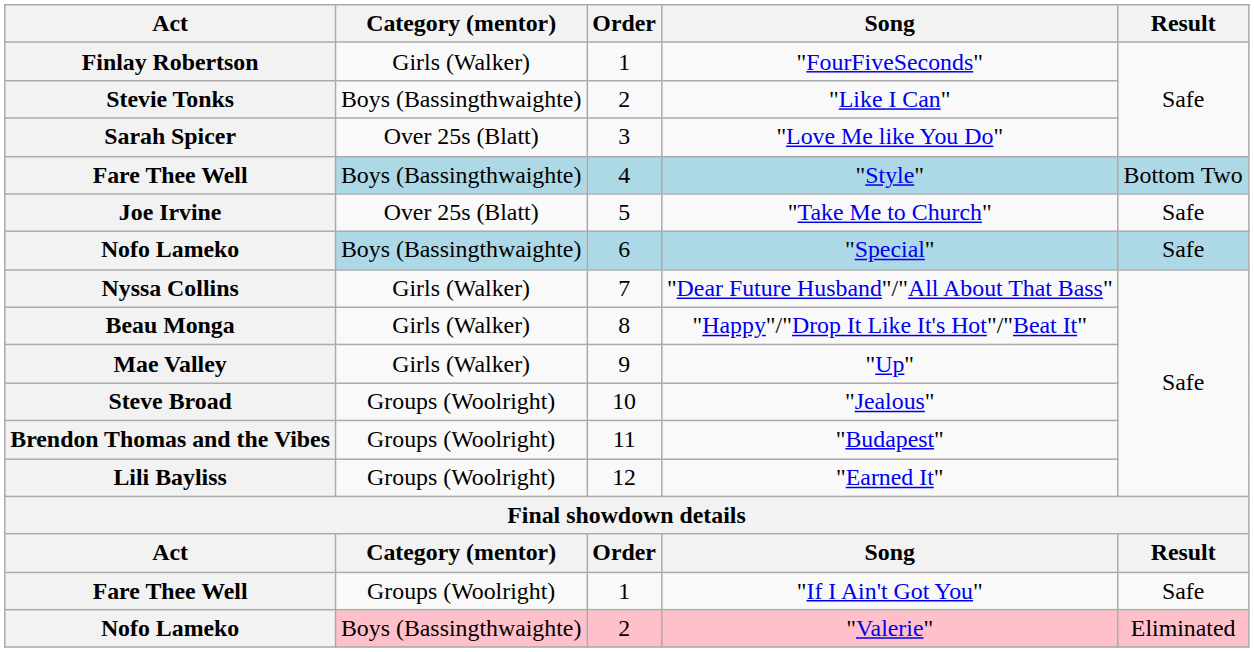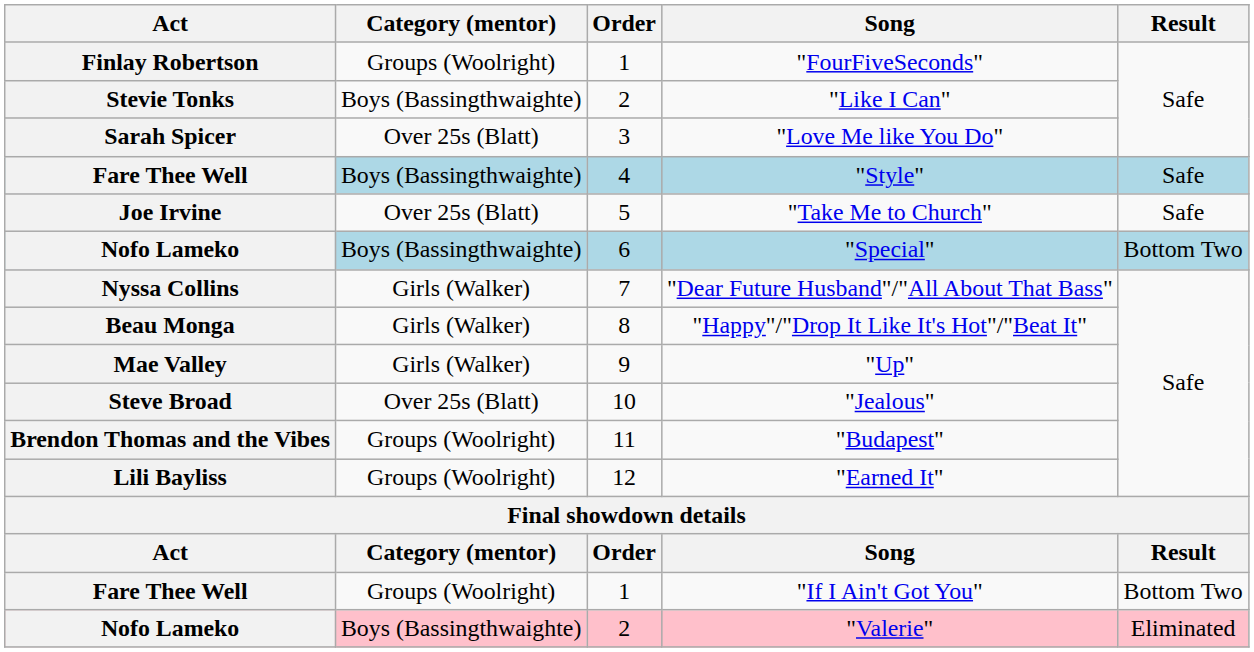(461, 61) Girls (Walker) -> (461, 61) Groups (Woolright)
(1183, 174) Bottom Two -> (1183, 174) Safe
(1183, 250) Safe -> (1183, 250) Bottom Two
(461, 401) Groups (Woolright) -> (461, 401) Over 25s (Blatt)
(1183, 590) Safe -> (1183, 590) Bottom Two
